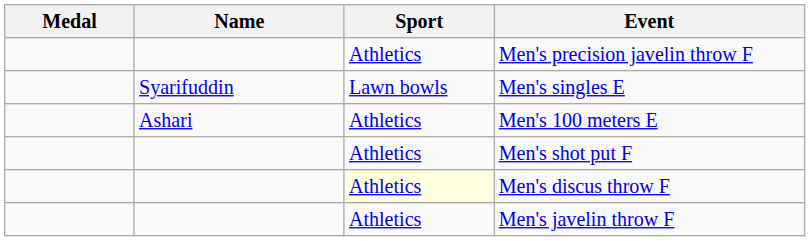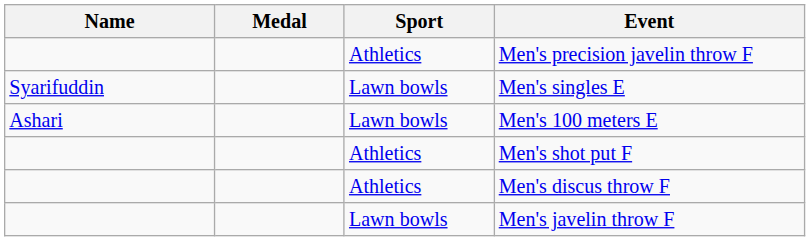columns swapped: (70, 21) <-> (239, 21)
(385, 120) Athletics -> (398, 120) Lawn bowls
(385, 186) lightyellow background -> (385, 186) no background
(385, 219) Athletics -> (398, 219) Lawn bowls
